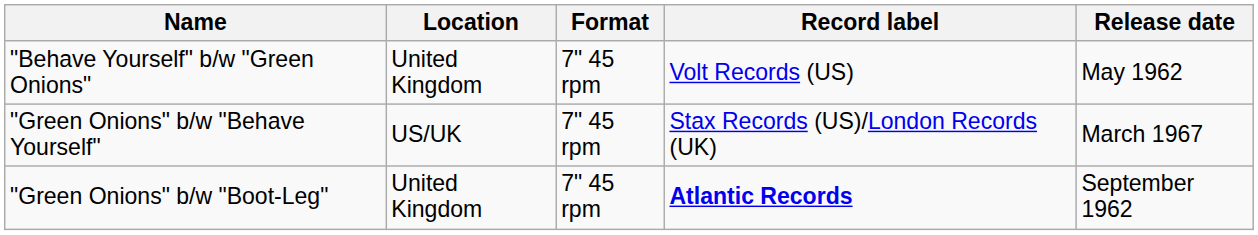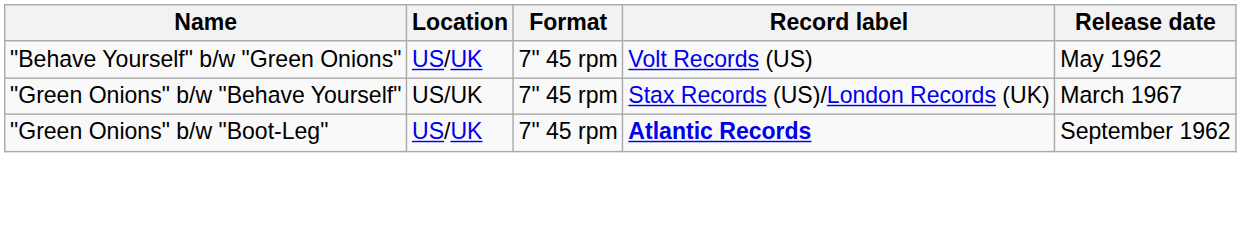(437, 72) United Kingdom -> (447, 59) US/UK
(437, 197) United Kingdom -> (447, 132) US/UK
